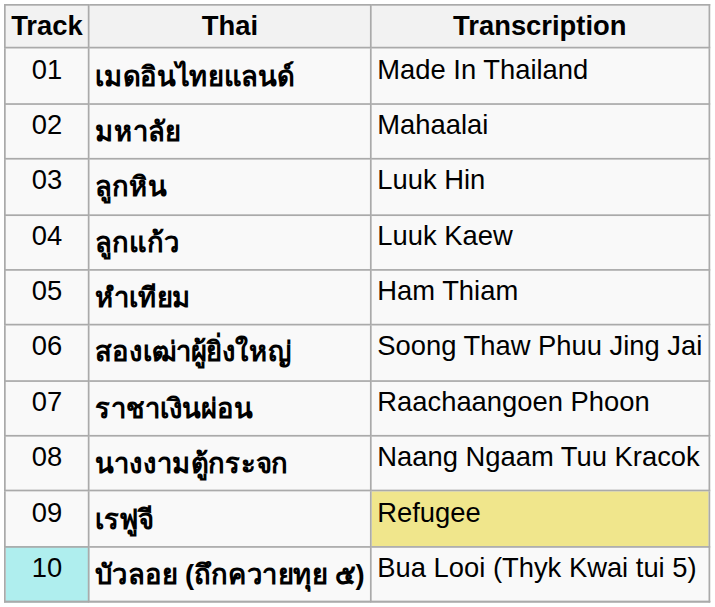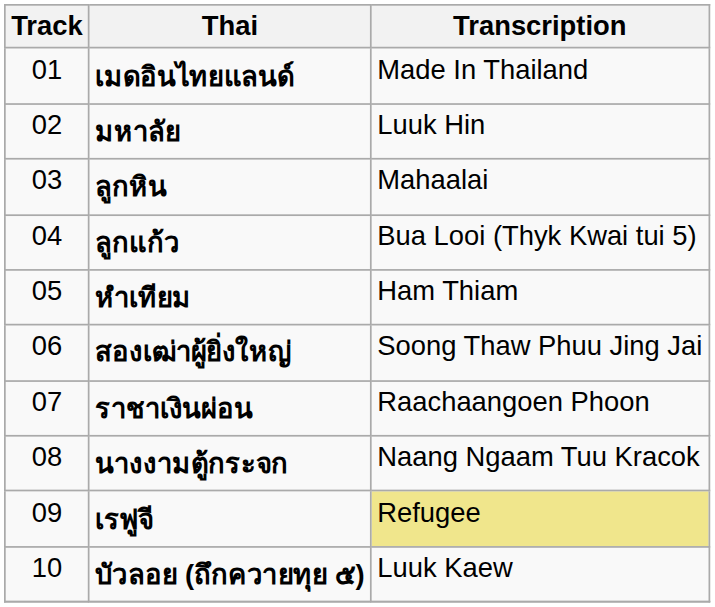(433, 124) Mahaalai -> (431, 124) Luuk Hin
(431, 180) Luuk Hin -> (433, 180) Mahaalai
(445, 235) Luuk Kaew -> (537, 235) Bua Looi (Thyk Kwai tui 5)
(47, 567) paleturquoise background -> (47, 567) no background
(537, 567) Bua Looi (Thyk Kwai tui 5) -> (445, 567) Luuk Kaew
